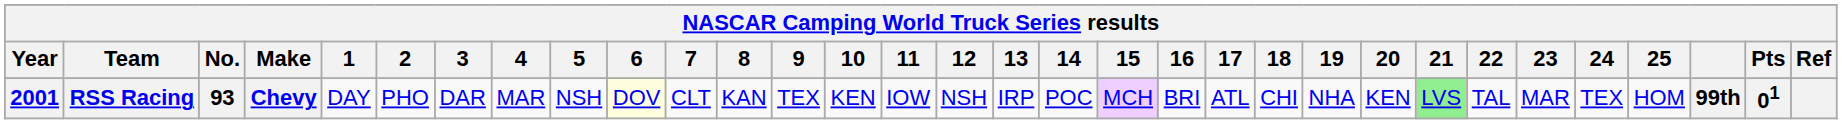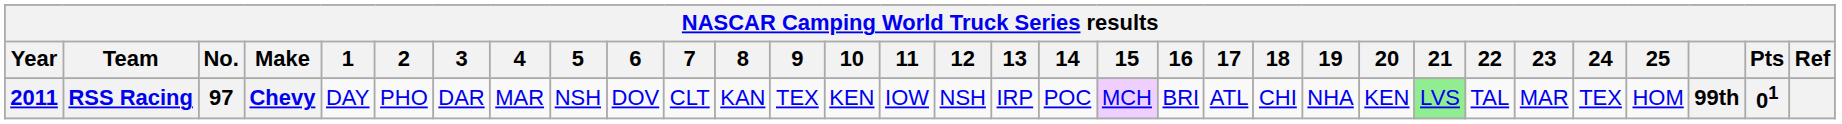(35, 98) 2001 -> (34, 98) 2011
(222, 98) 93 -> (221, 98) 97
(637, 98) lightyellow background -> (635, 98) no background
